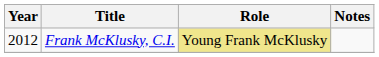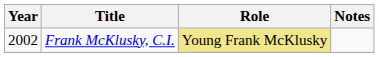(23, 40) 2012 -> (23, 40) 2002
